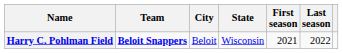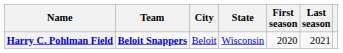(287, 40) 2021 -> (287, 40) 2020
(320, 40) 2022 -> (320, 40) 2021
